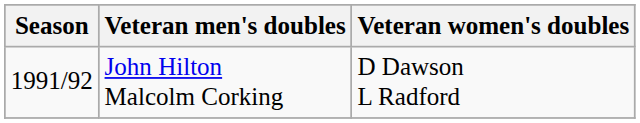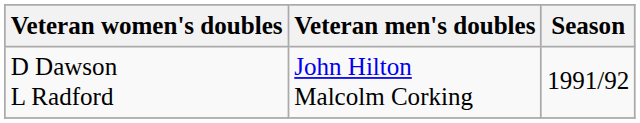columns swapped: (52, 25) <-> (493, 25)
